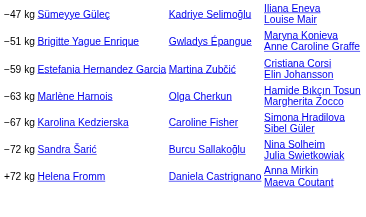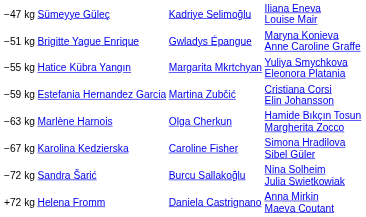+ row: (19, 68)
